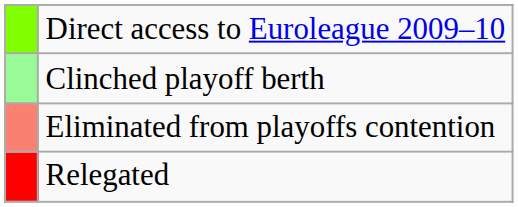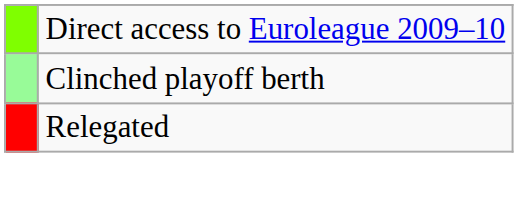- row: (270, 126)
